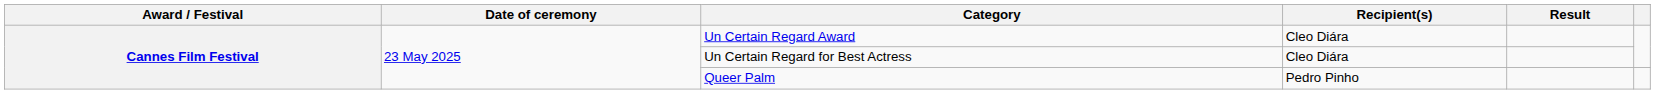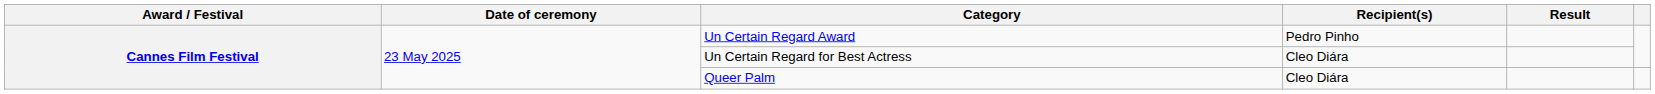(1317, 36) Cleo Diára -> (1322, 36) Pedro Pinho
(1322, 78) Pedro Pinho -> (1317, 78) Cleo Diára
